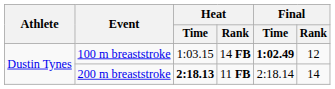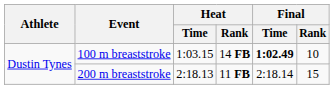(313, 54) 12 -> (313, 54) 10
(195, 74) bold -> (195, 74) normal
(313, 74) 14 -> (313, 74) 15
